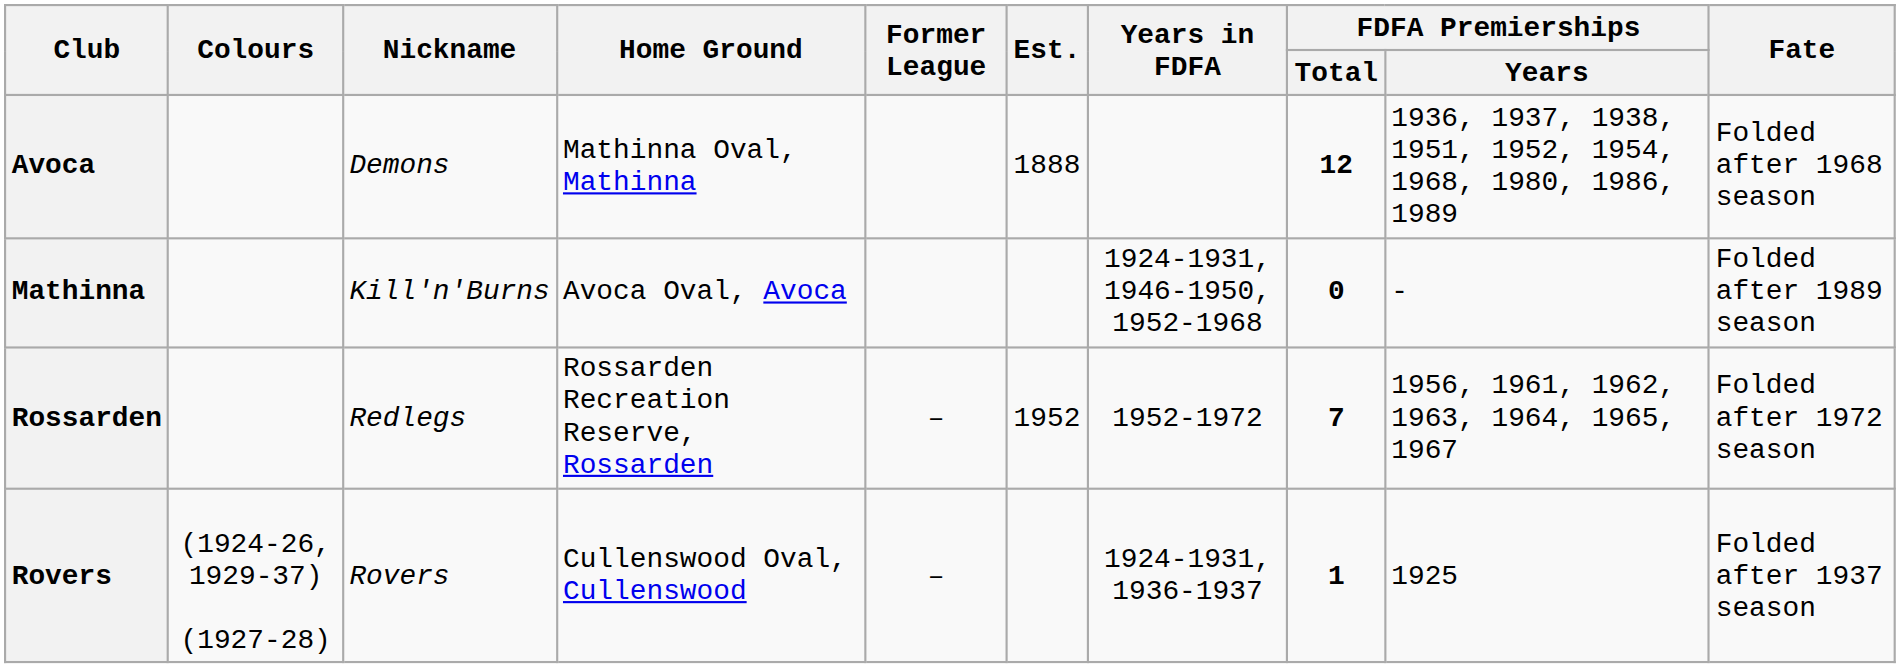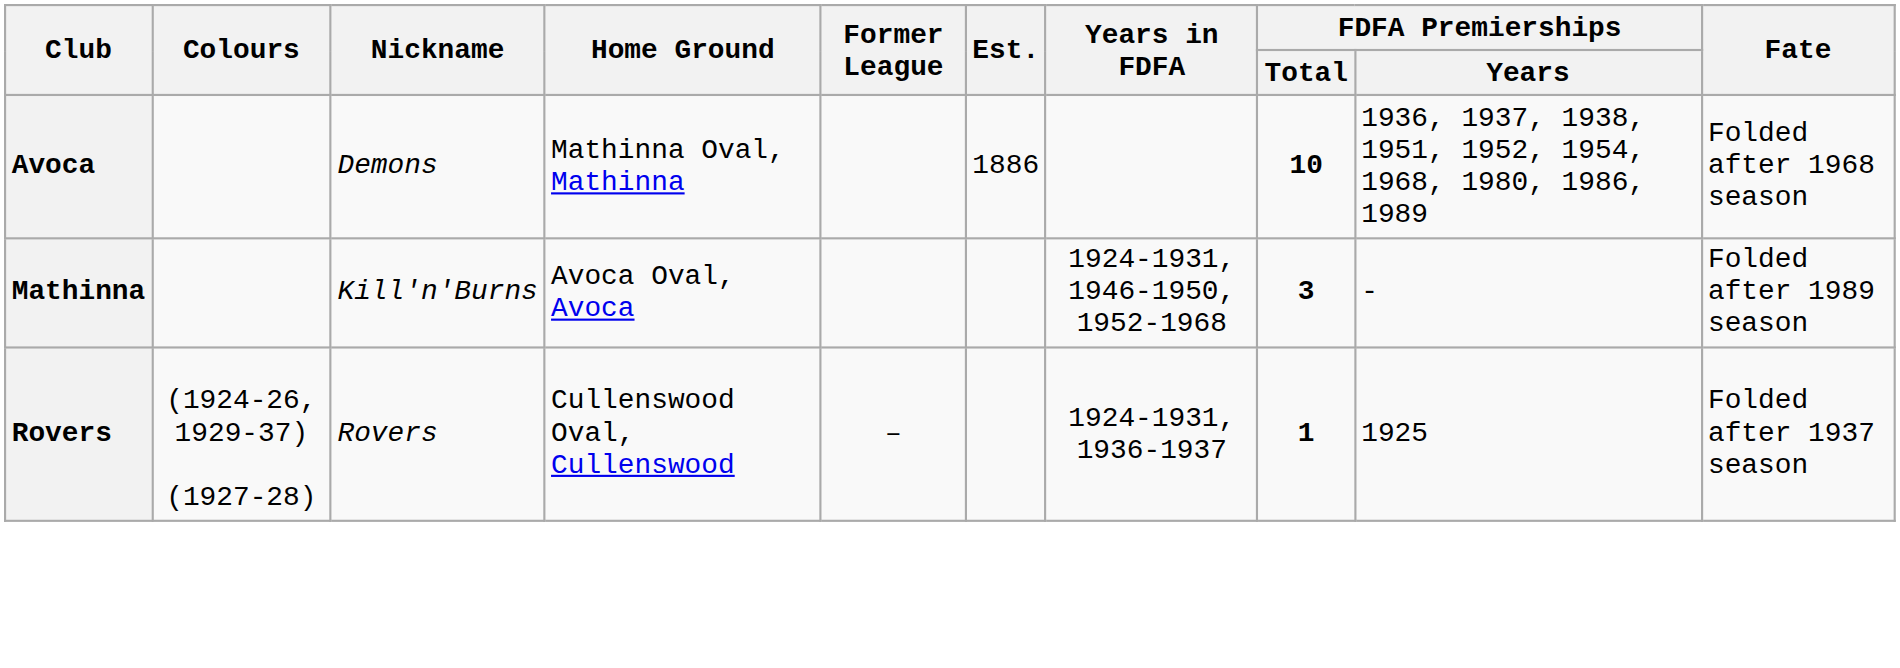(1047, 167) 1888 -> (1006, 167) 1886
(1336, 167) 12 -> (1306, 167) 10
(1336, 292) 0 -> (1306, 292) 3
- row: (87, 418)
